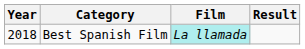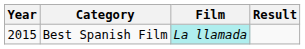(22, 34) 2018 -> (22, 34) 2015
